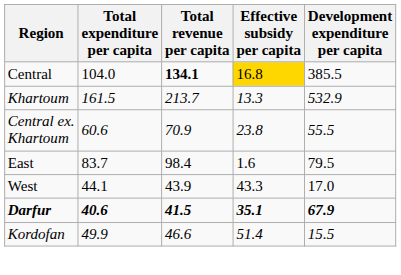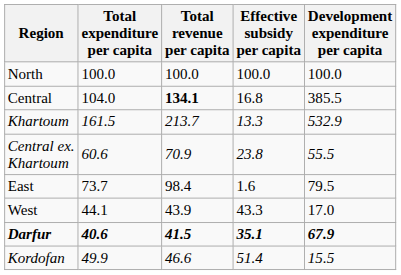+ row: (25, 74)
(250, 74) gold background -> (250, 97) no background
(95, 162) 83.7 -> (95, 186) 73.7
